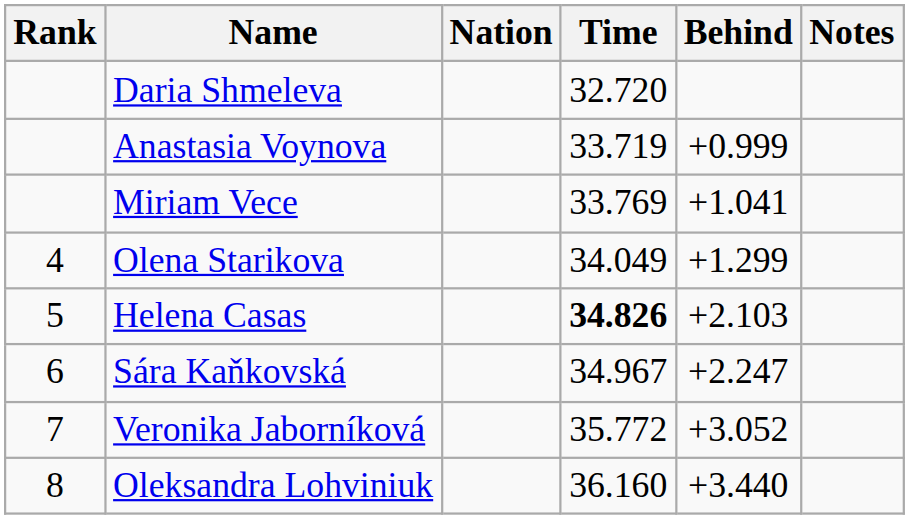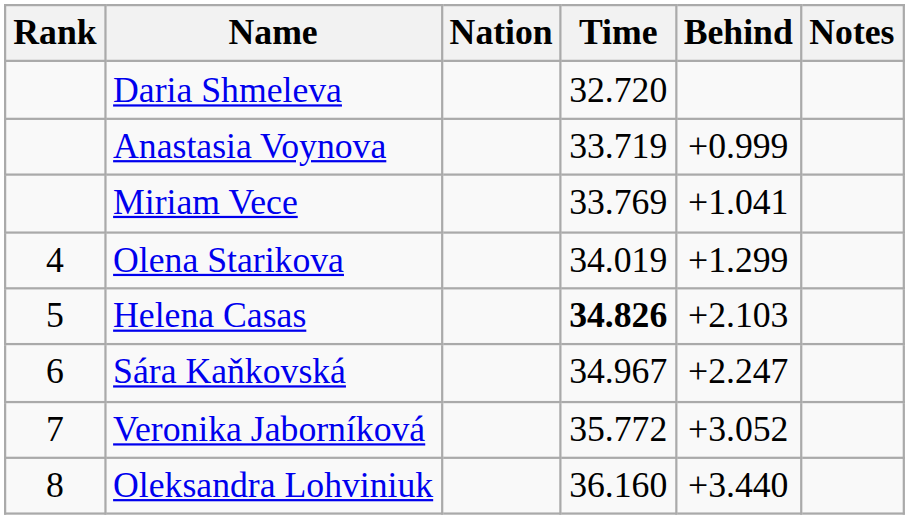(618, 259) 34.049 -> (618, 259) 34.019
